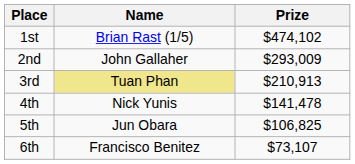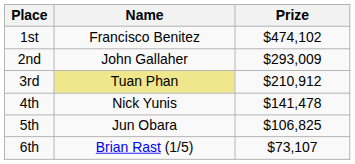(145, 37) Brian Rast (1/5) -> (145, 37) Francisco Benitez
(292, 81) $210,913 -> (292, 81) $210,912
(145, 147) Francisco Benitez -> (145, 147) Brian Rast (1/5)
